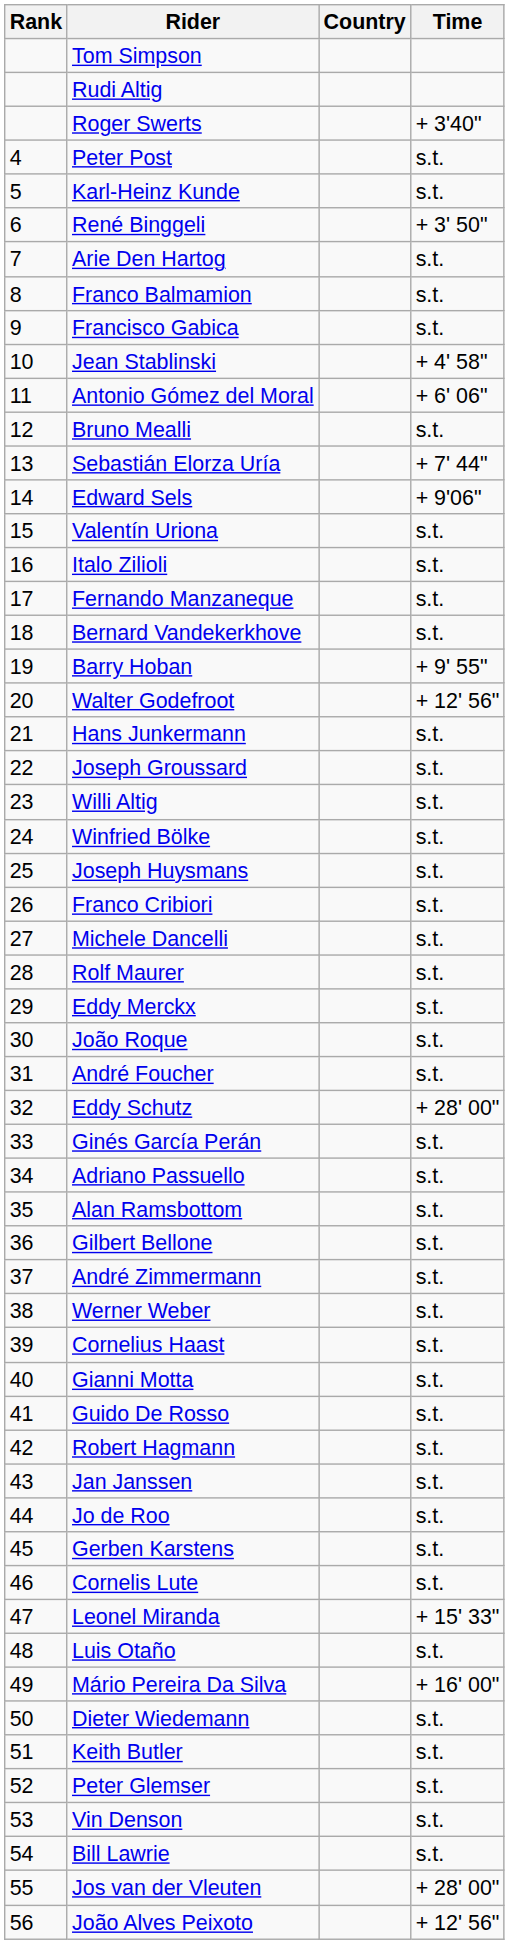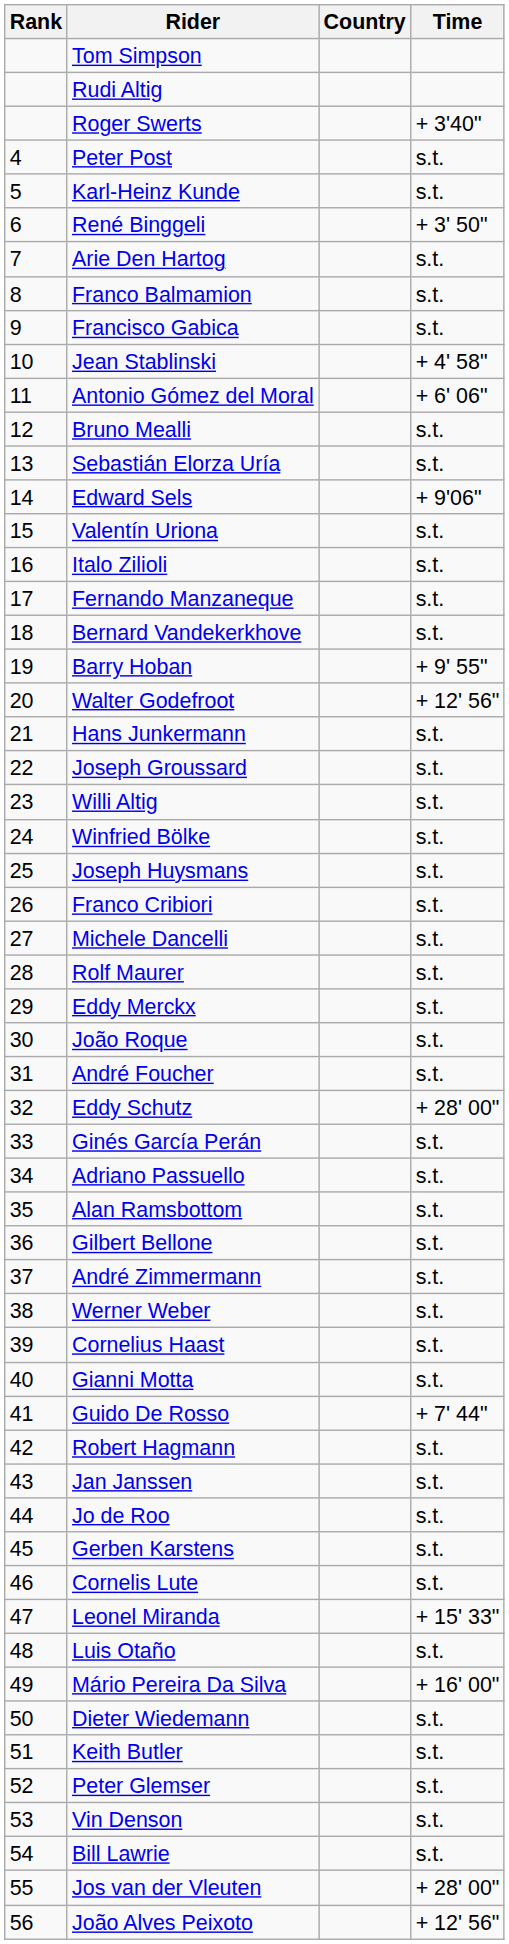(452, 463) + 7' 44" -> (430, 463) s.t.
(430, 1413) s.t. -> (452, 1413) + 7' 44"
